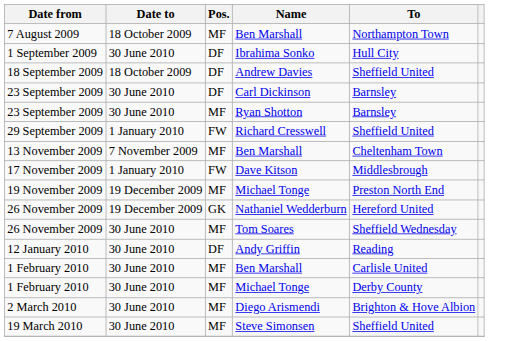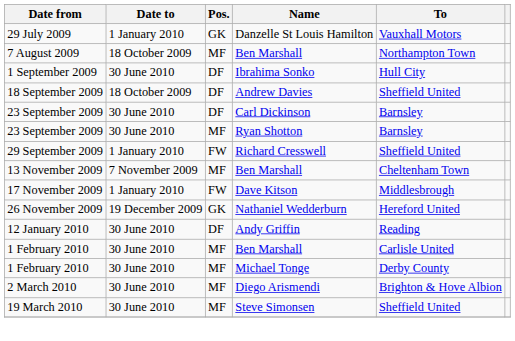+ row: (39, 33)
- row: (55, 190)
- row: (55, 229)
